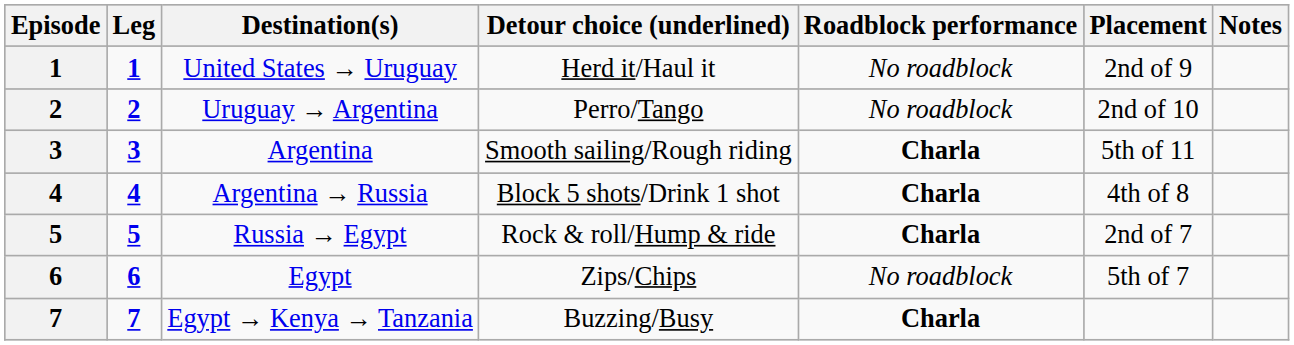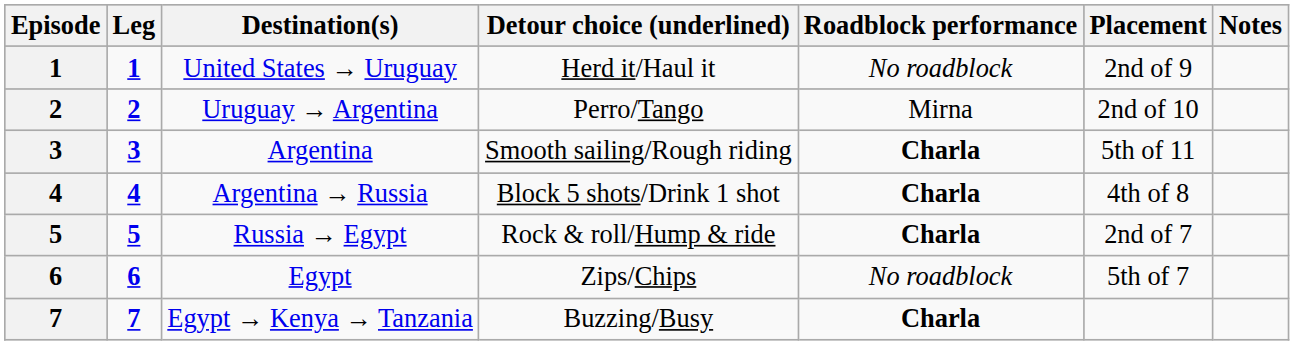(941, 109) No roadblock -> (941, 109) Mirna
